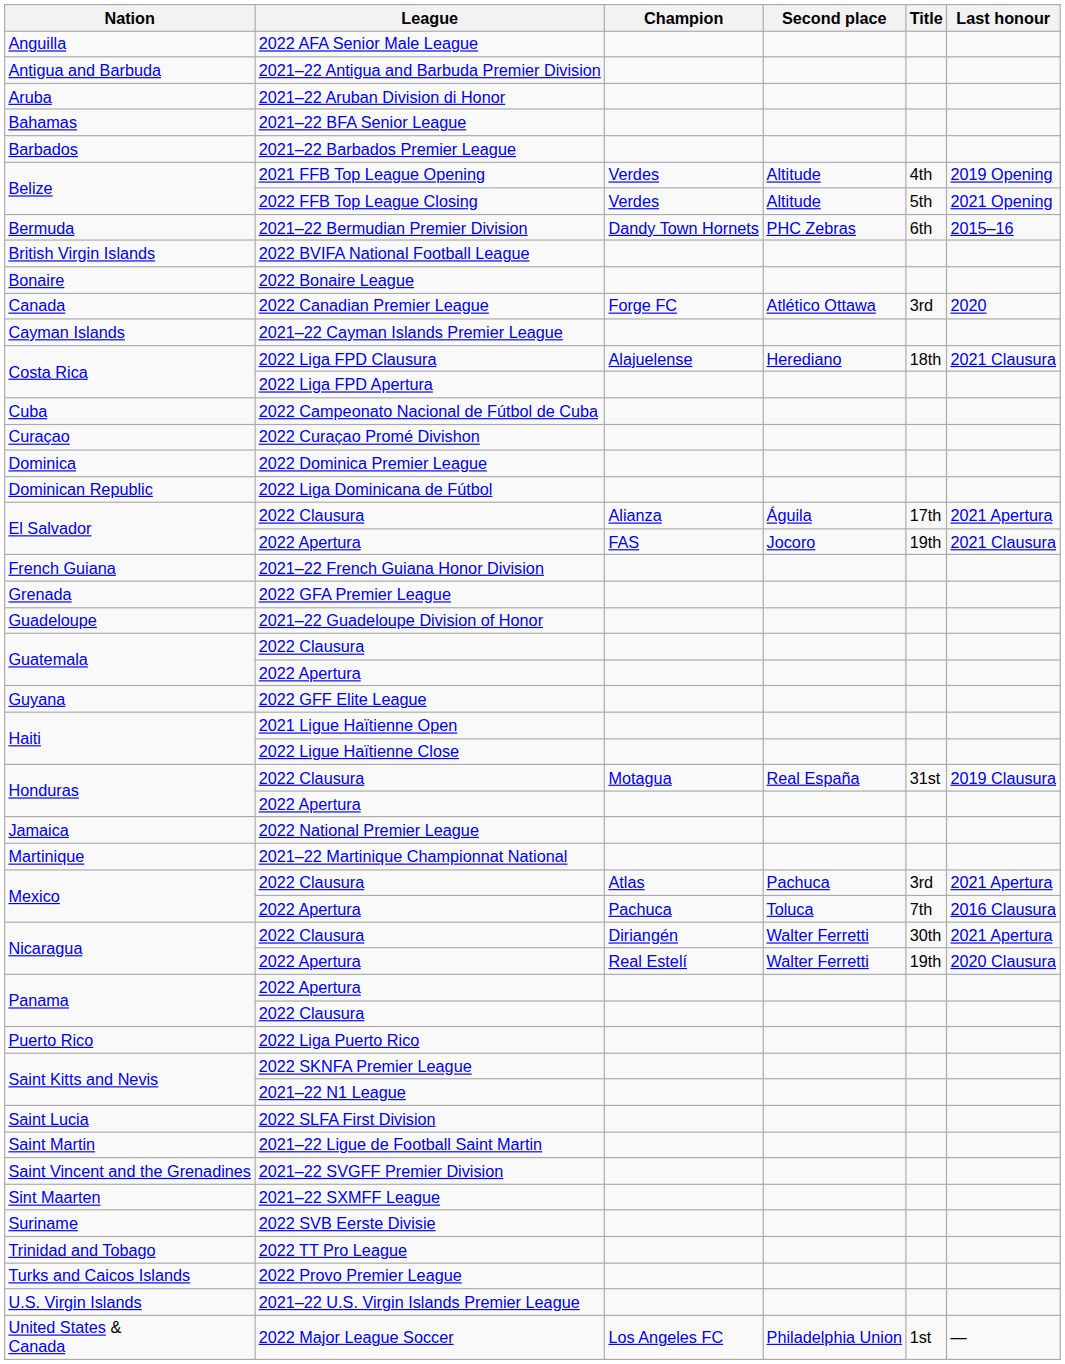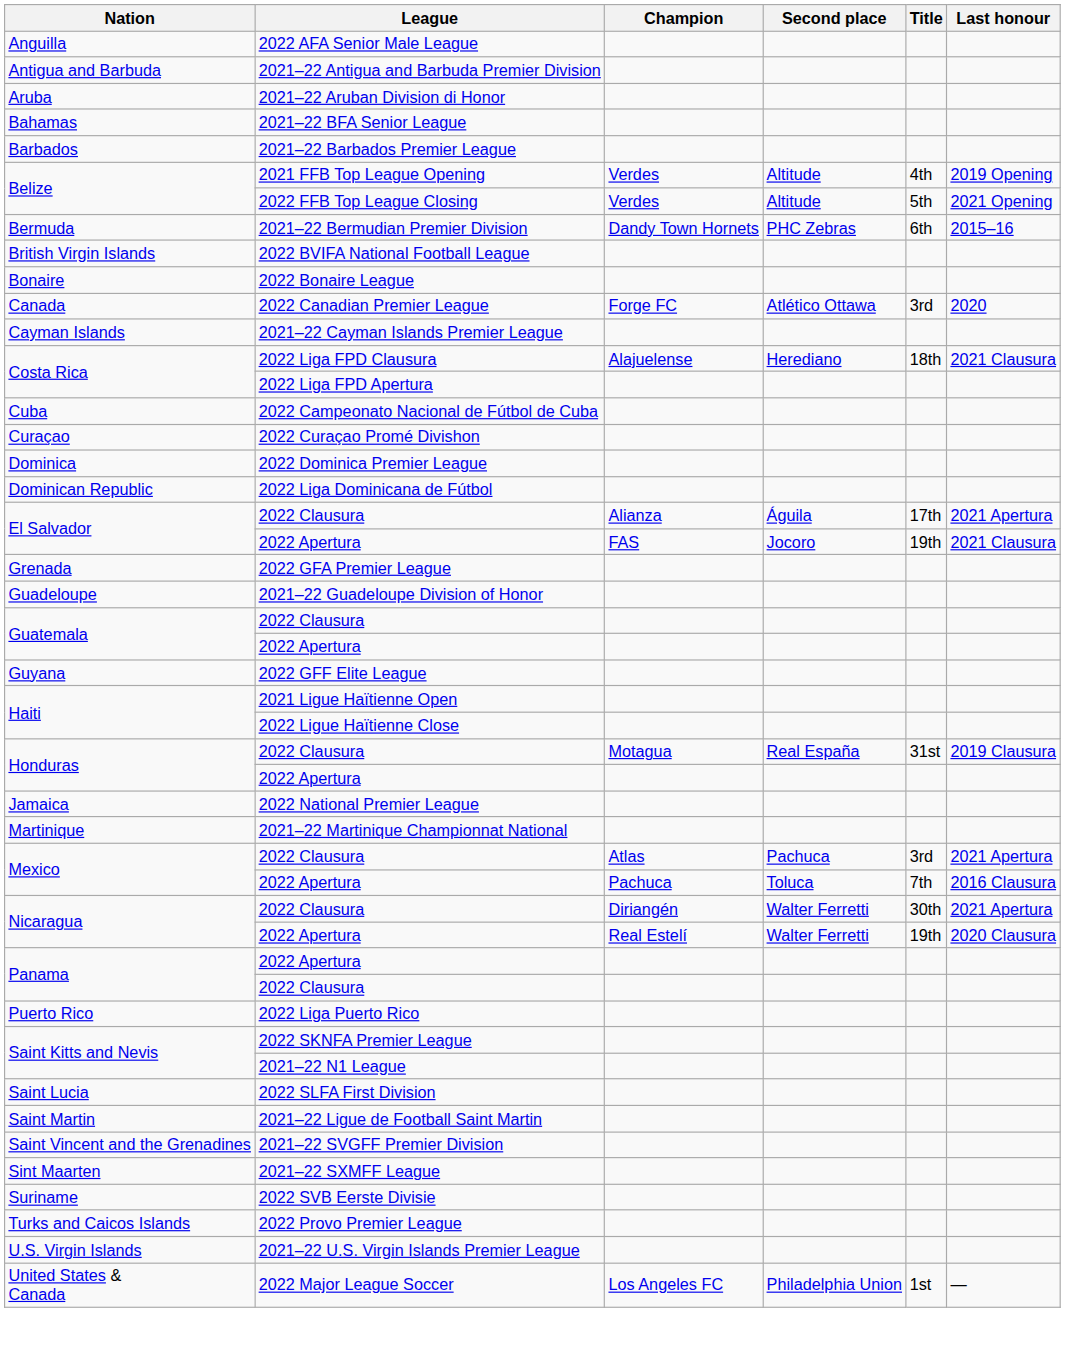- row: (62, 568)
- row: (82, 1249)
